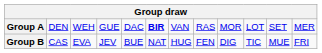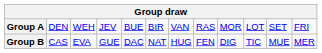(109, 26) GUE -> (108, 26) JEV
(134, 26) DAC -> (134, 26) BUE
(156, 26) bold -> (156, 26) normal
(304, 26) MER -> (302, 26) FRI
(108, 41) JEV -> (109, 41) GUE
(134, 41) BUE -> (134, 41) DAC
(302, 41) FRI -> (304, 41) MER
